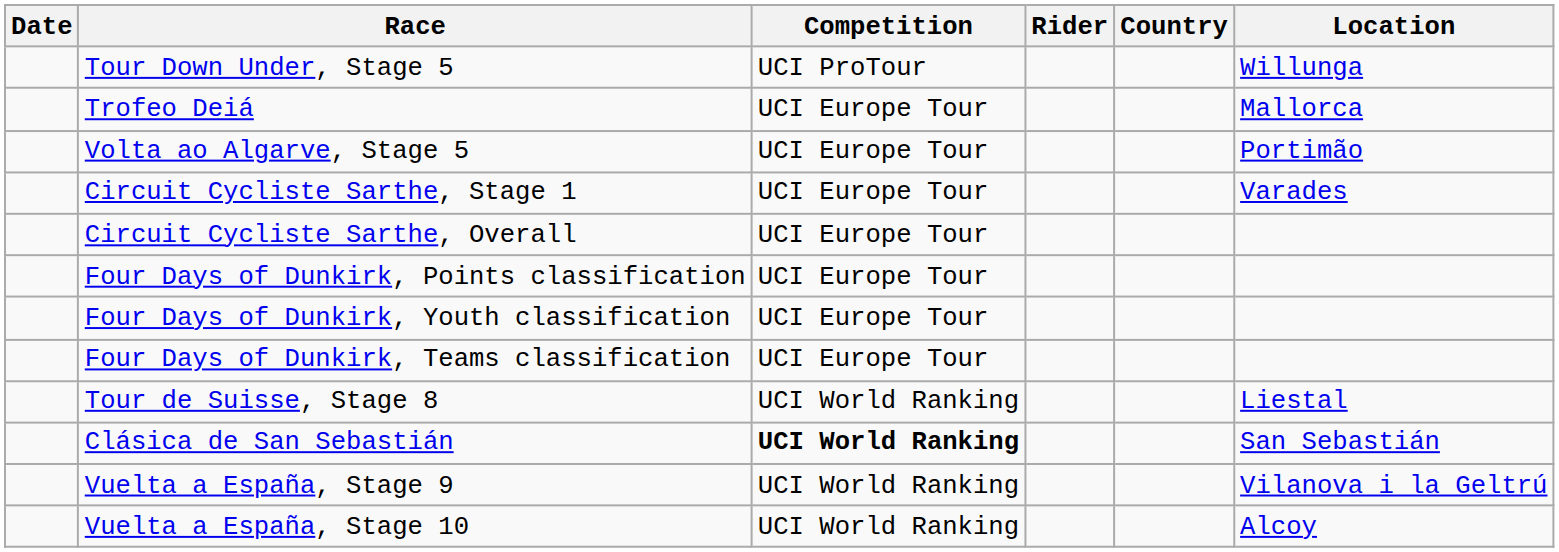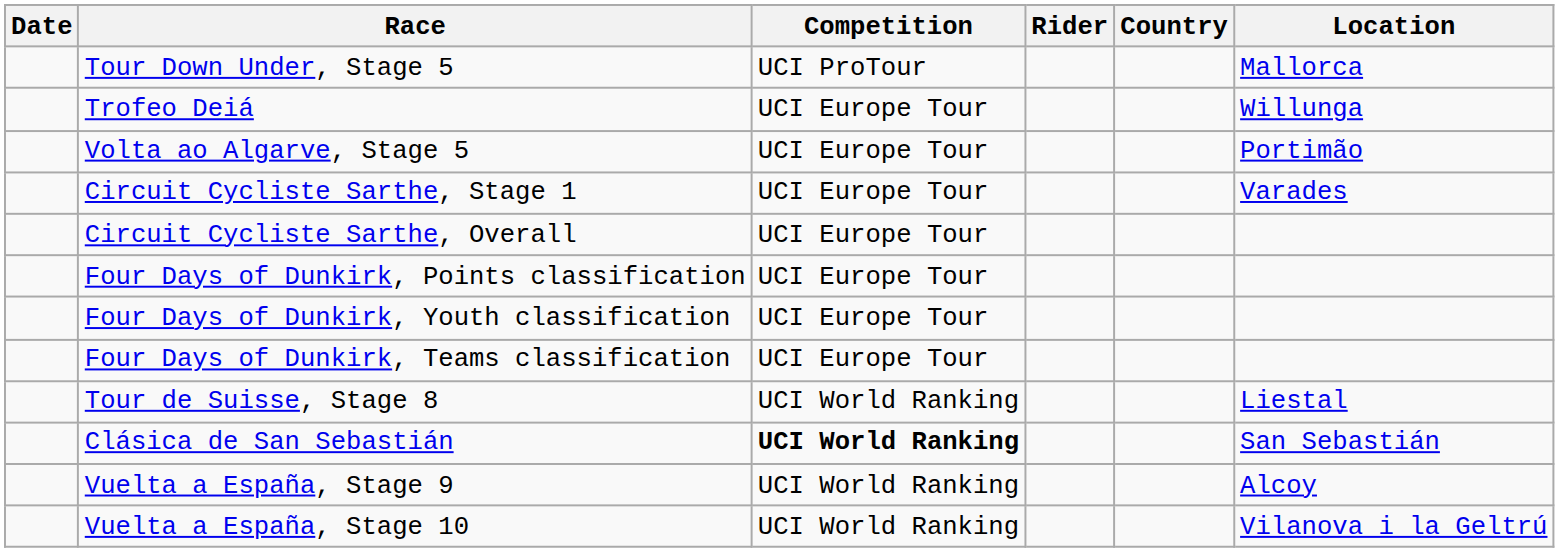(1302, 68) Willunga -> (1302, 68) Mallorca
(1302, 109) Mallorca -> (1302, 109) Willunga
(1394, 485) Vilanova i la Geltrú -> (1279, 485) Alcoy
(1279, 527) Alcoy -> (1394, 527) Vilanova i la Geltrú
